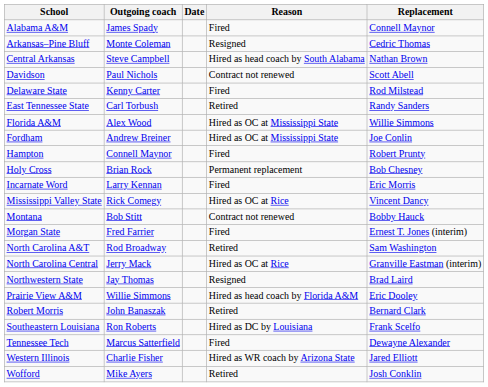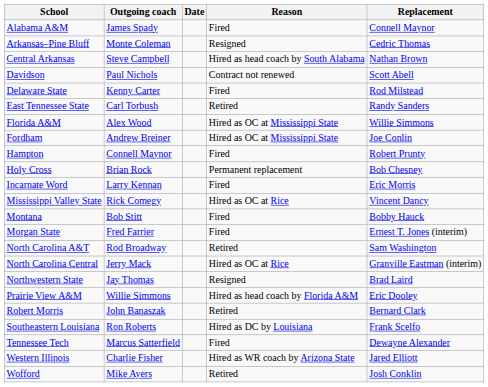(252, 216) Contract not renewed -> (219, 216) Fired
